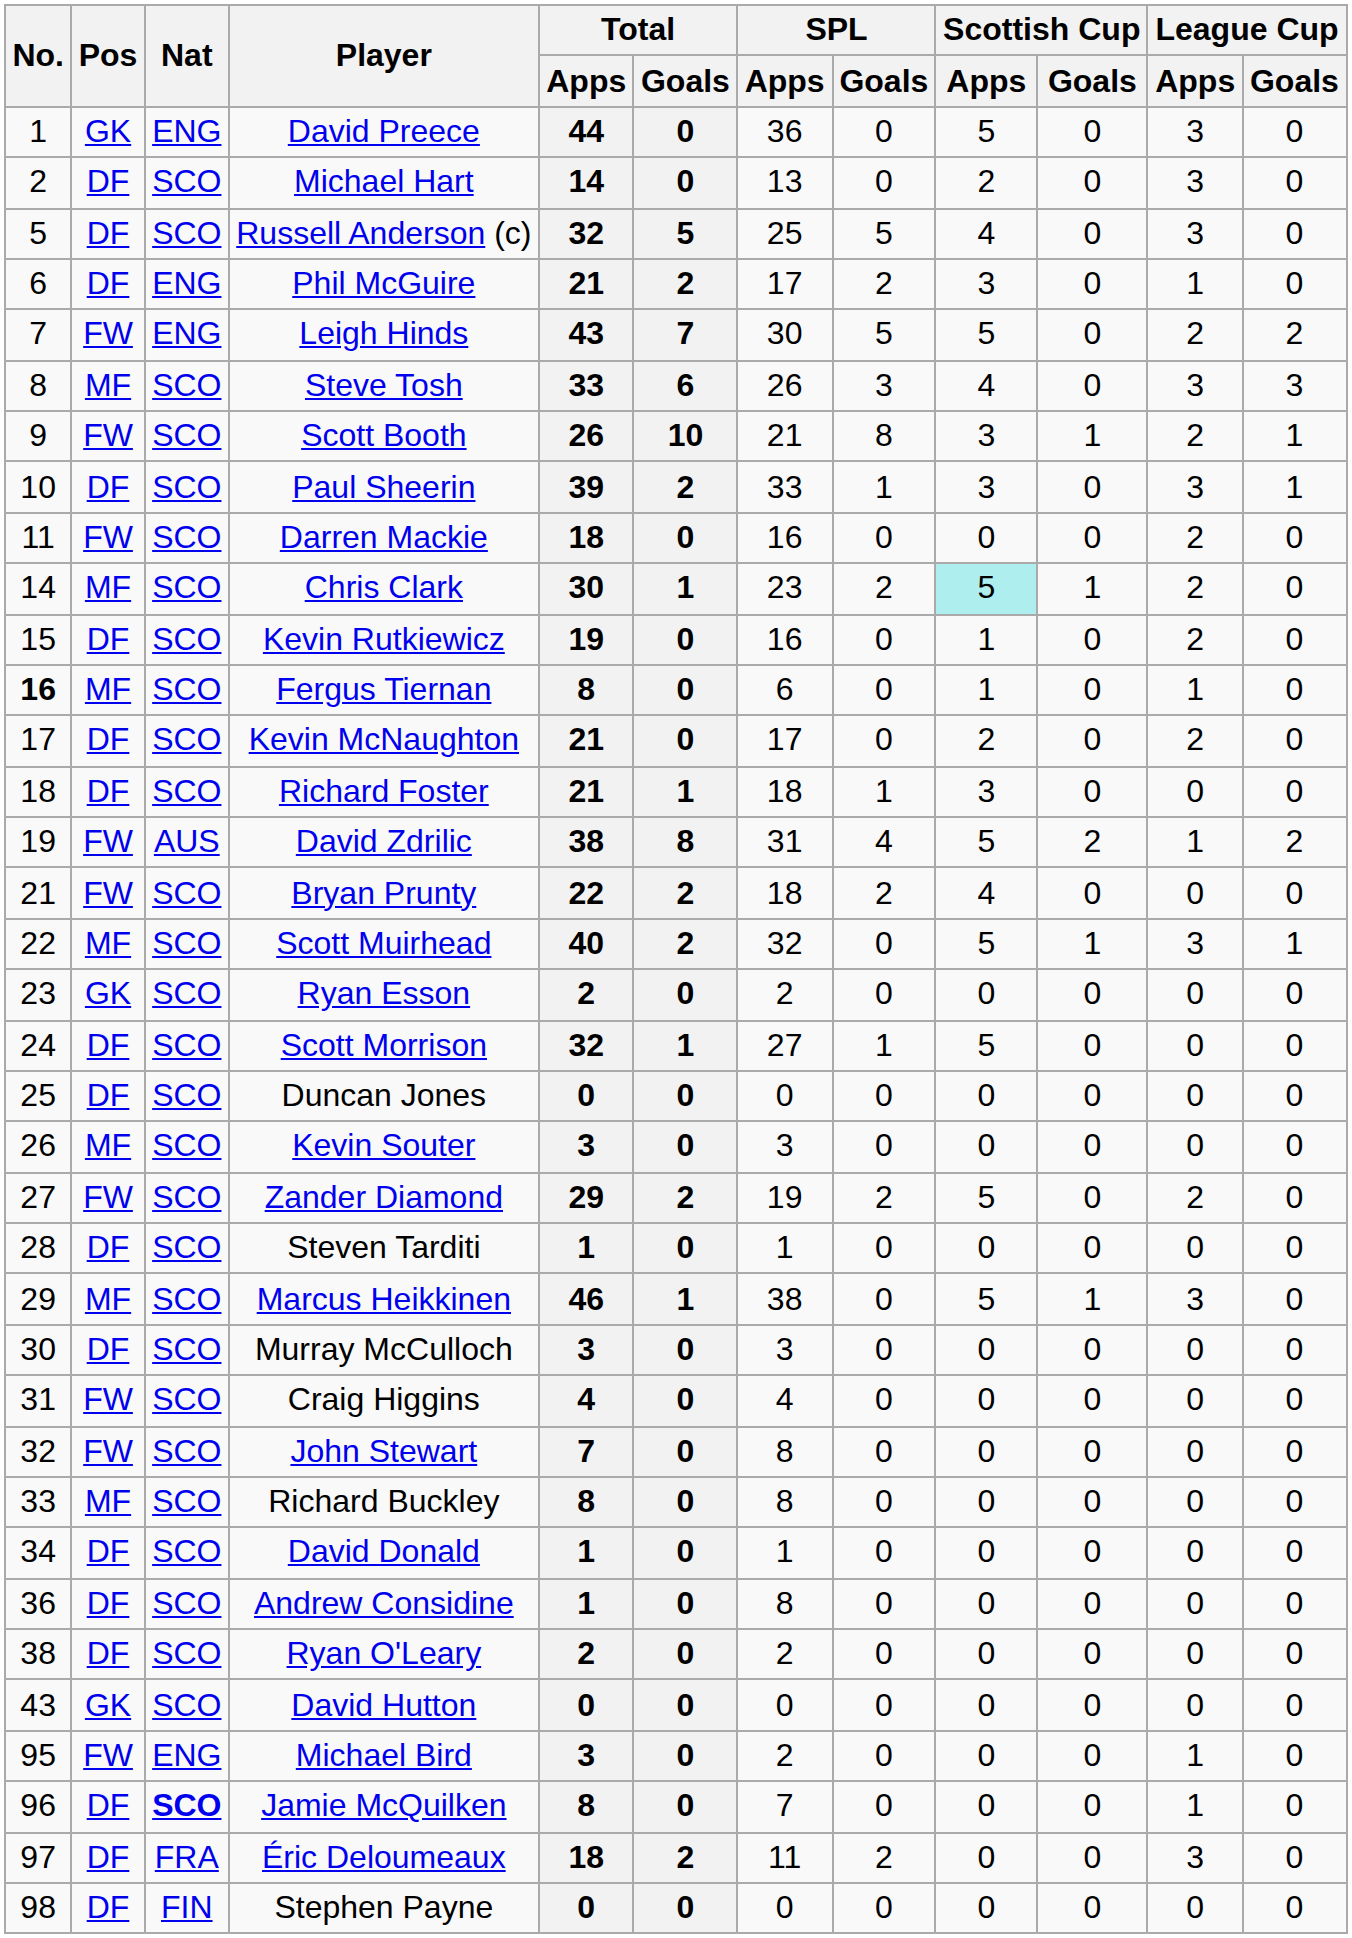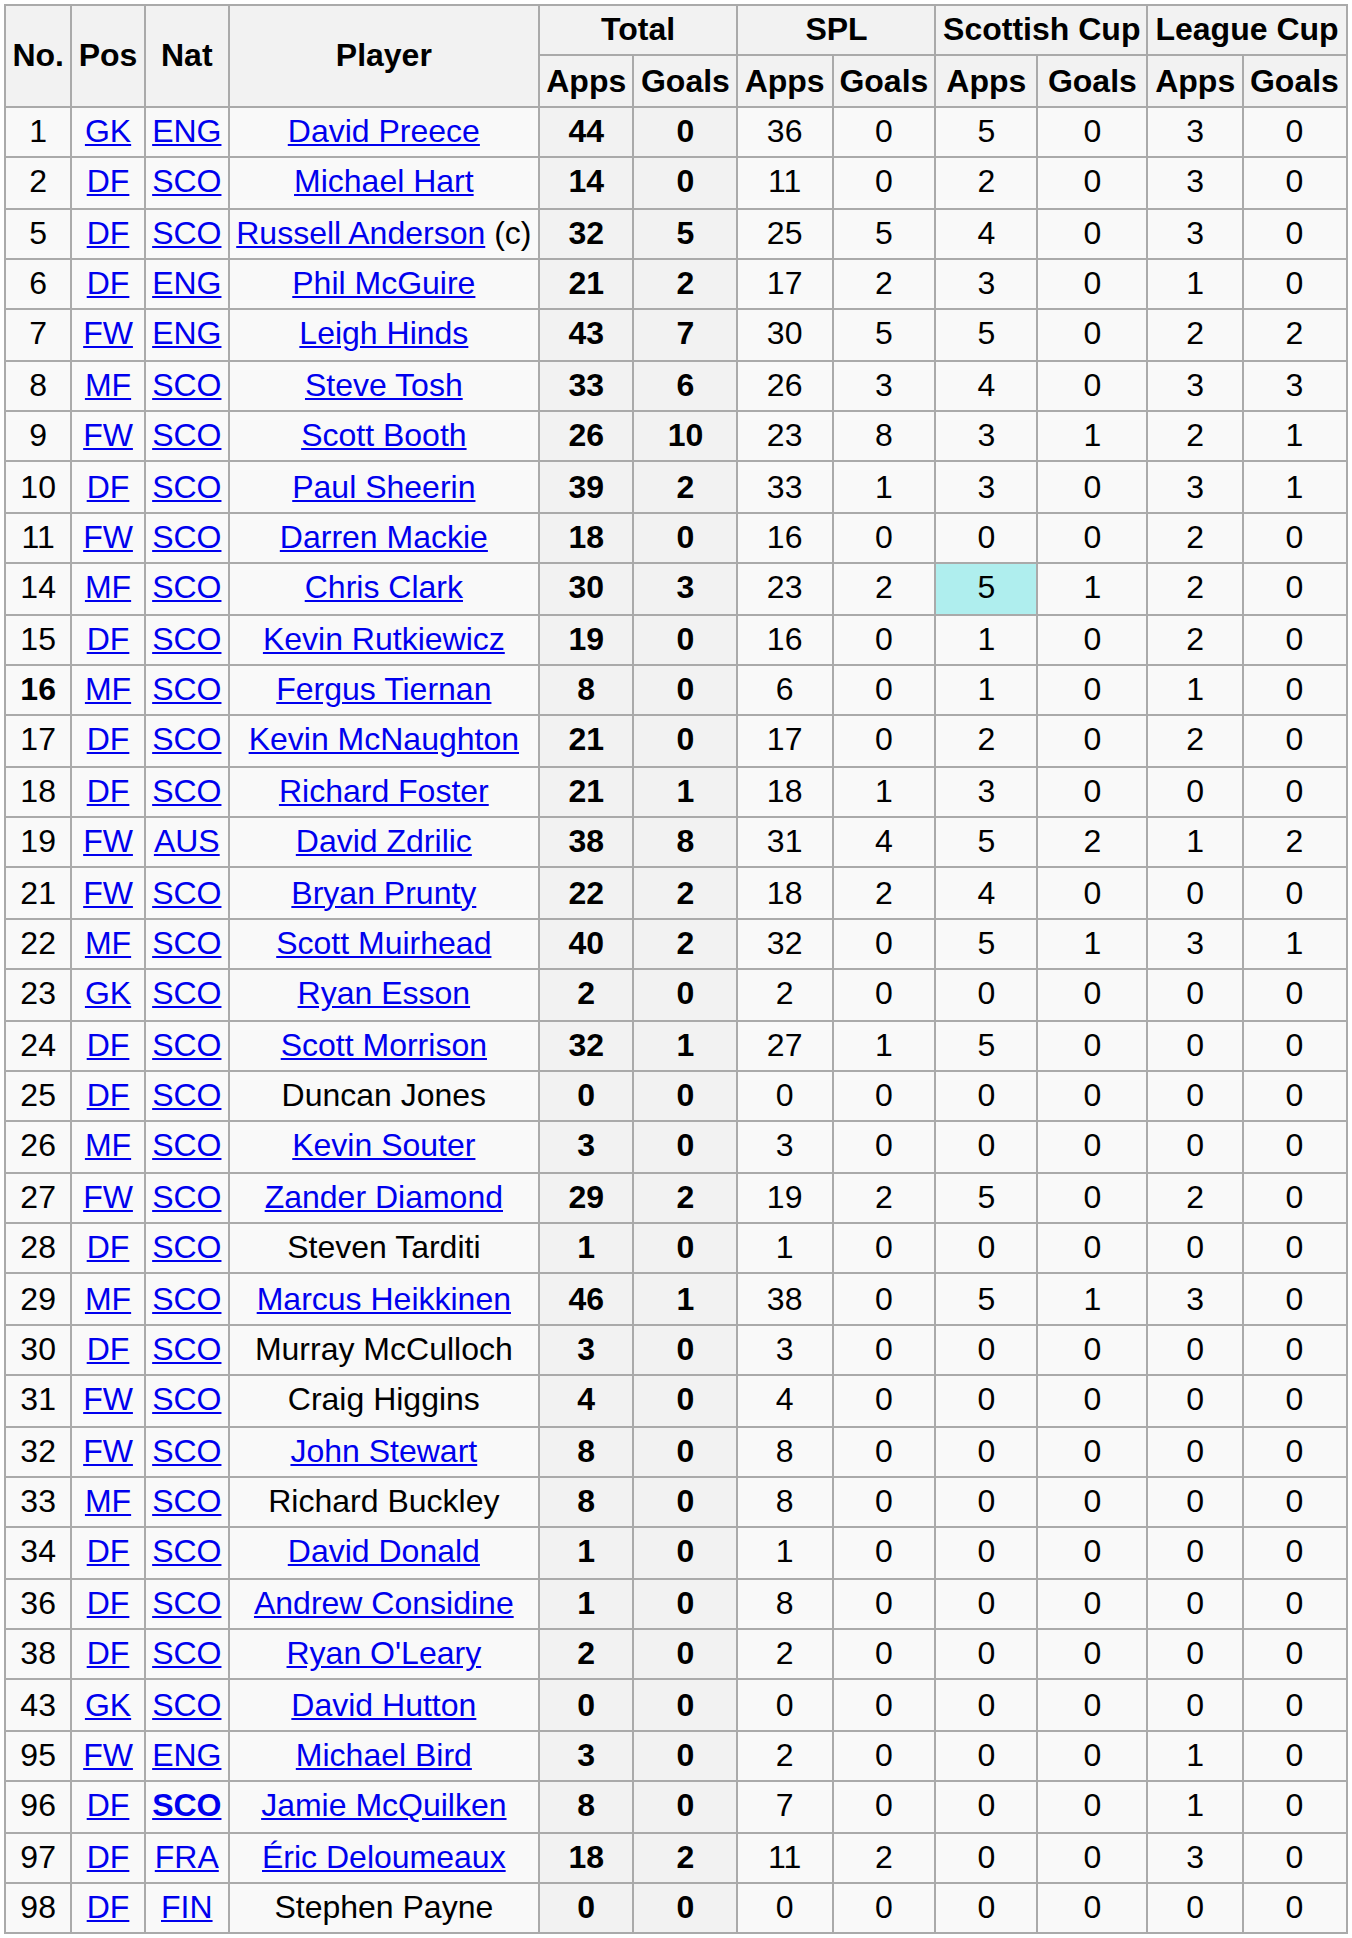(785, 182) 13 -> (785, 182) 11
(785, 435) 21 -> (785, 435) 23
(685, 588) 1 -> (685, 588) 3
(586, 1450) 7 -> (586, 1450) 8
